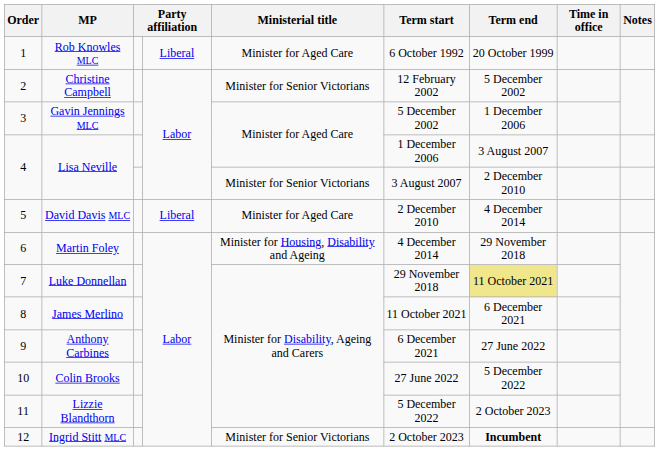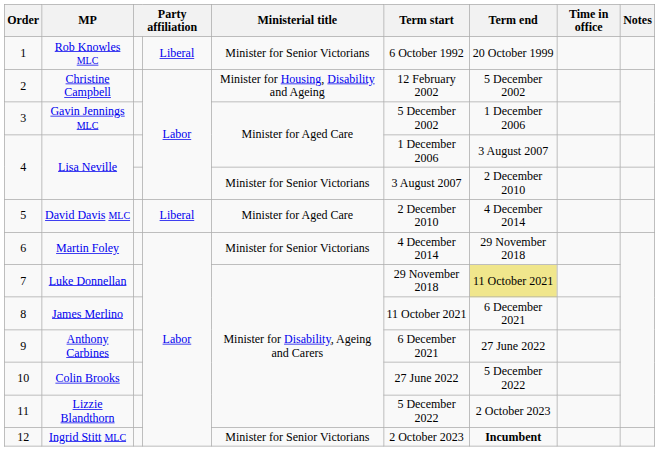(297, 53) Minister for Aged Care -> (297, 53) Minister for Senior Victorians
(297, 85) Minister for Senior Victorians -> (297, 85) Minister for Housing, Disability and Ageing
(297, 248) Minister for Housing, Disability and Ageing -> (297, 248) Minister for Senior Victorians
